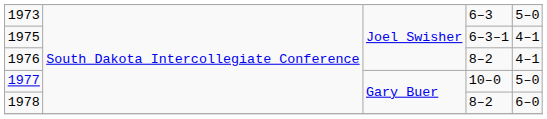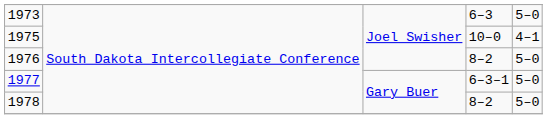(489, 37) 6–3–1 -> (485, 37) 10–0
(527, 59) 4–1 -> (527, 59) 5–0
(485, 81) 10–0 -> (489, 81) 6–3–1
(527, 103) 6–0 -> (527, 103) 5–0
